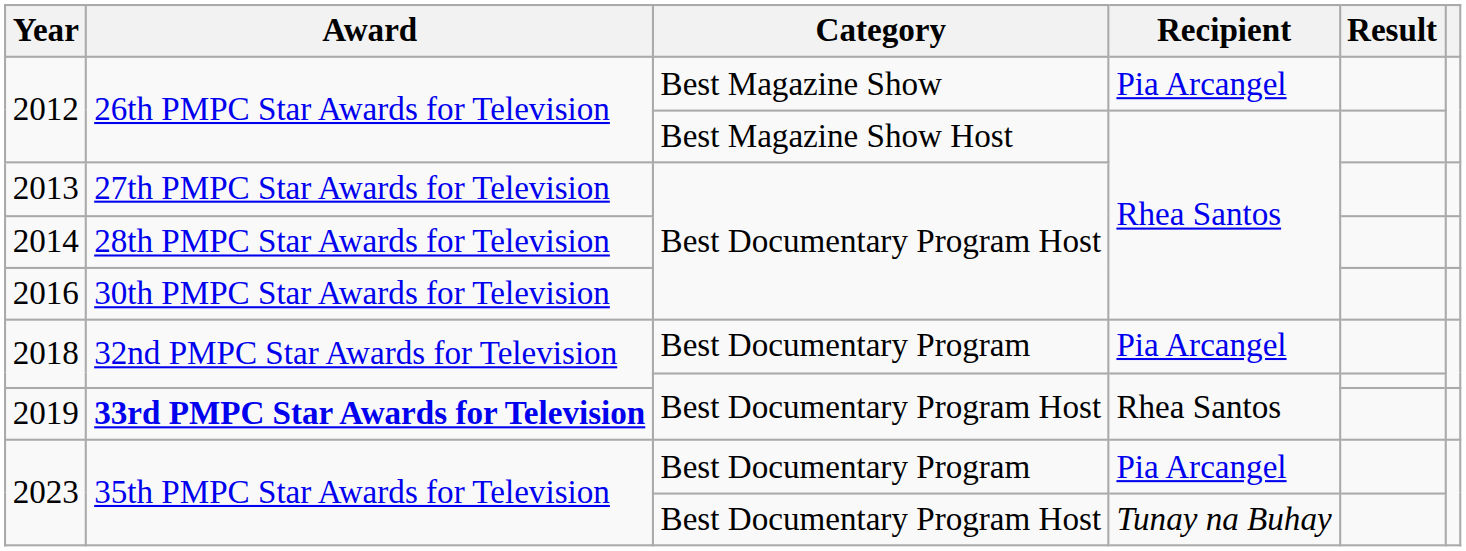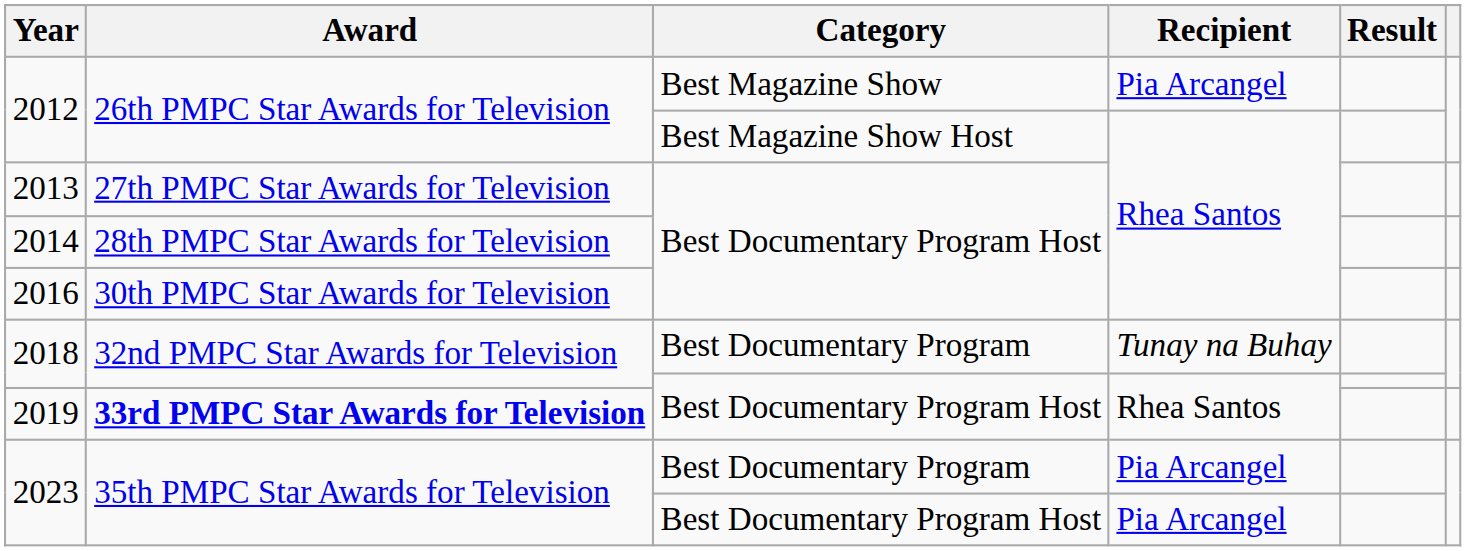(1202, 345) Pia Arcangel -> (1224, 345) Tunay na Buhay
(1224, 518) Tunay na Buhay -> (1202, 518) Pia Arcangel
